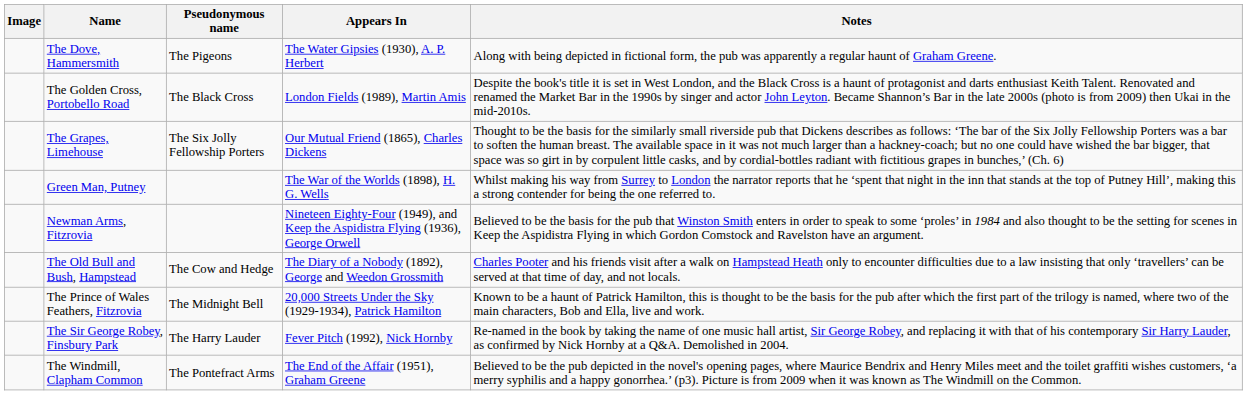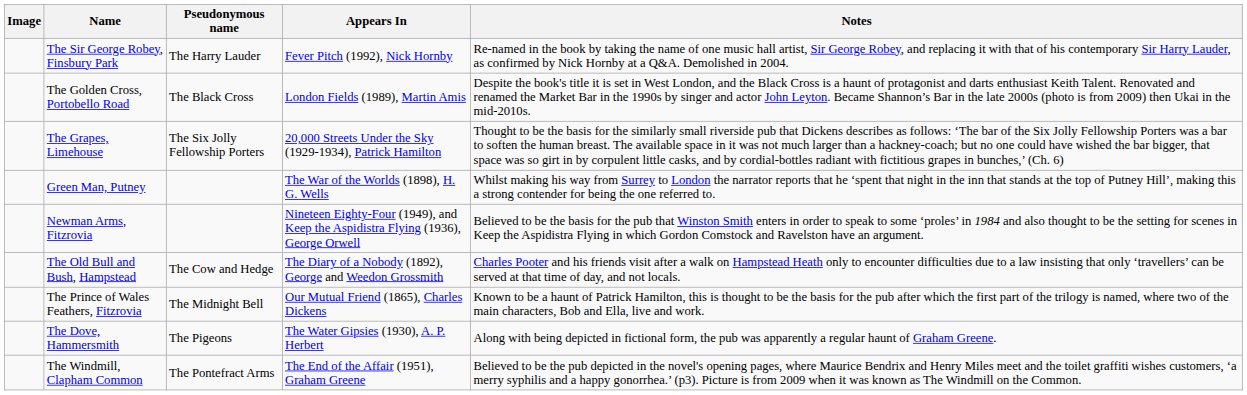rows swapped: (83, 55) <-> (105, 338)
(374, 145) Our Mutual Friend (1865), Charles Dickens -> (363, 145) 20,000 Streets Under the Sky (1929-1934), Patrick Hamilton
(363, 304) 20,000 Streets Under the Sky (1929-1934), Patrick Hamilton -> (374, 304) Our Mutual Friend (1865), Charles Dickens
